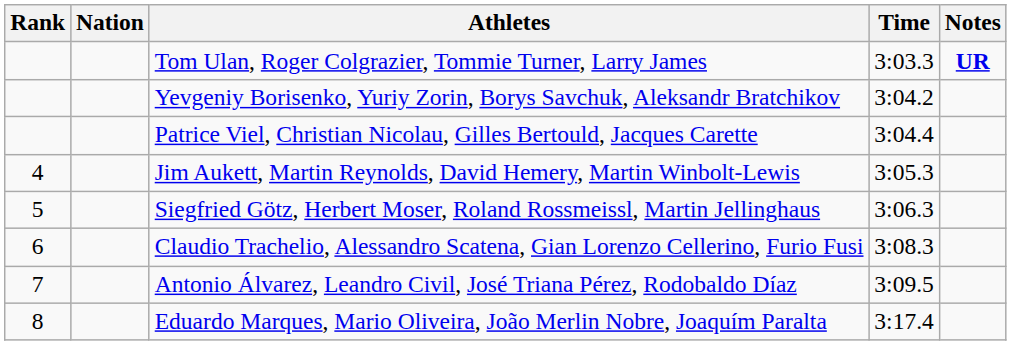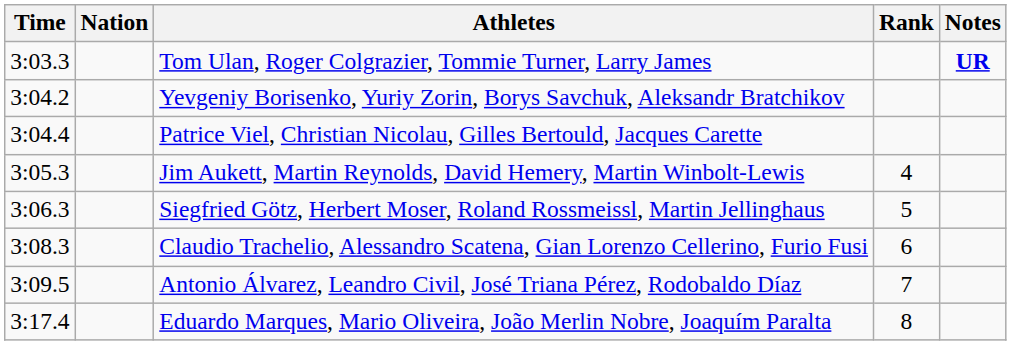columns swapped: (38, 23) <-> (904, 23)
